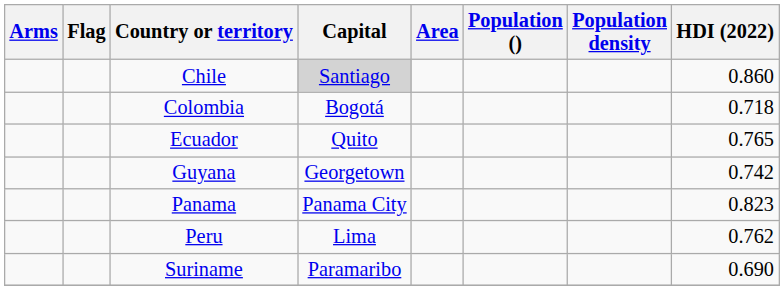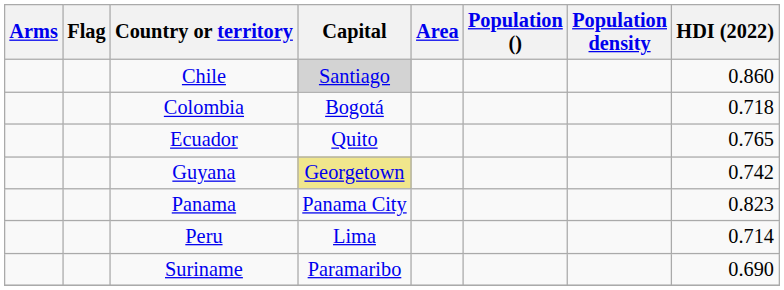(354, 172) no background -> (354, 172) khaki background
(751, 236) 0.762 -> (751, 236) 0.714
